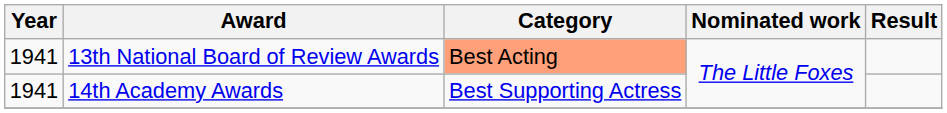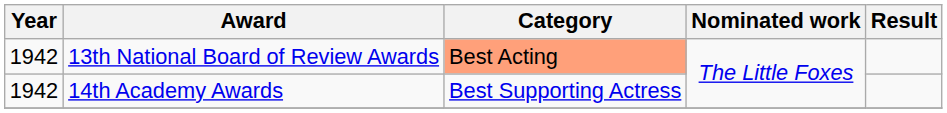(34, 56) 1941 -> (34, 56) 1942
(34, 90) 1941 -> (34, 90) 1942
